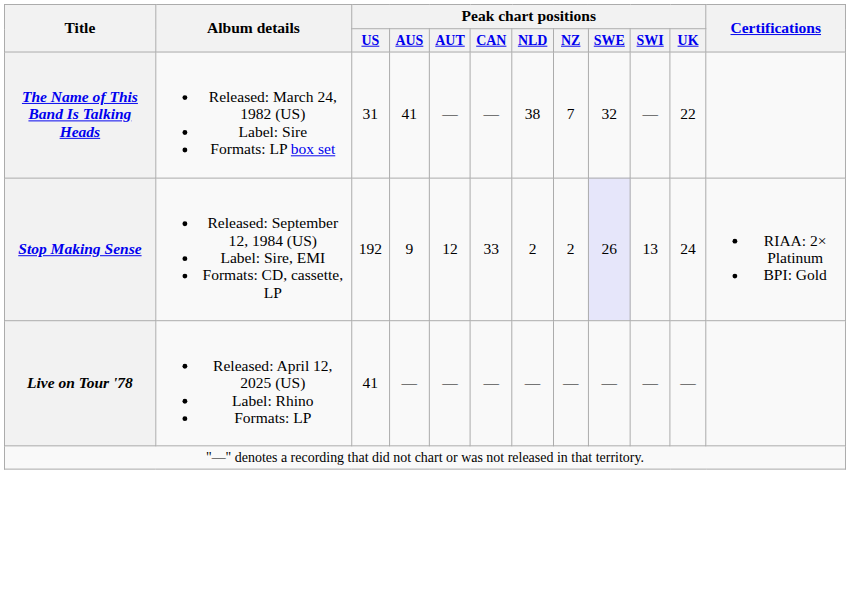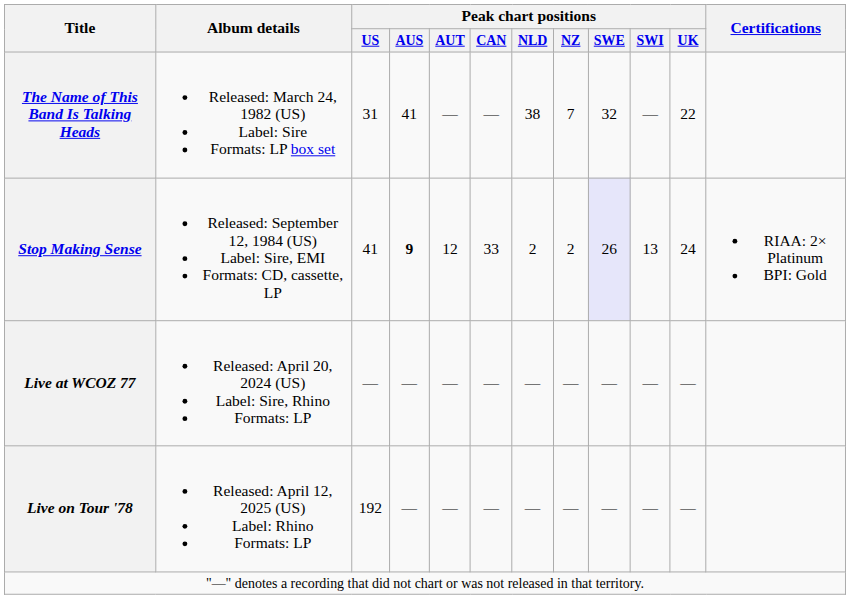(370, 249) 192 -> (370, 249) 41
(409, 249) normal -> (409, 249) bold
+ row: (80, 383)
(370, 383) 41 -> (370, 508) 192
